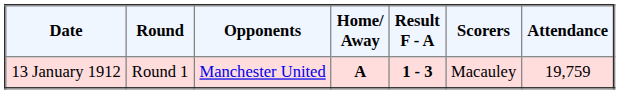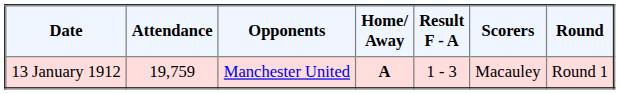columns swapped: (160, 31) <-> (568, 31)
(417, 72) bold -> (442, 72) normal
